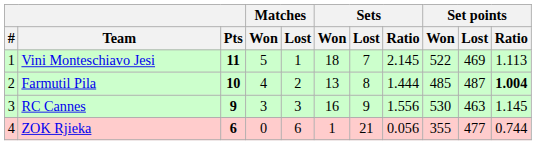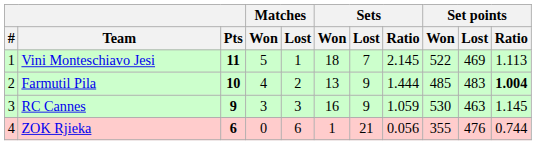(366, 83) 8 -> (366, 83) 9
(475, 83) 487 -> (475, 83) 483
(403, 106) 1.556 -> (403, 106) 1.059
(475, 128) 477 -> (475, 128) 476
